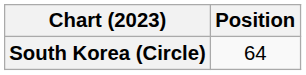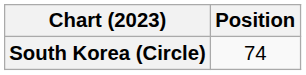(255, 52) 64 -> (255, 52) 74
